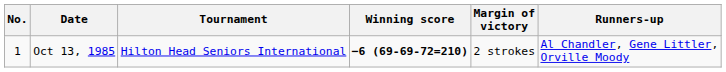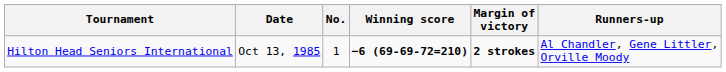columns swapped: (17, 20) <-> (233, 20)
(504, 52) normal -> (504, 52) bold
